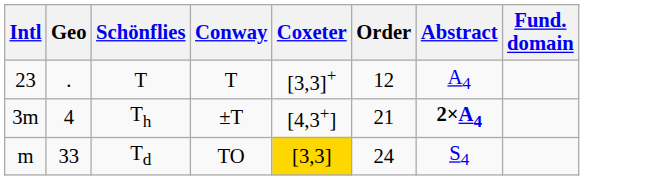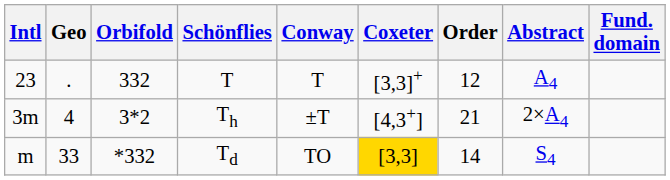+ column: (135, 32)
(459, 117) bold -> (546, 117) normal
(384, 156) 24 -> (470, 156) 14
